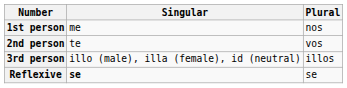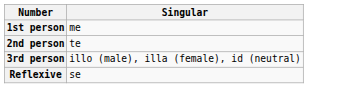- column: (323, 12)
(75, 75) bold -> (75, 75) normal
